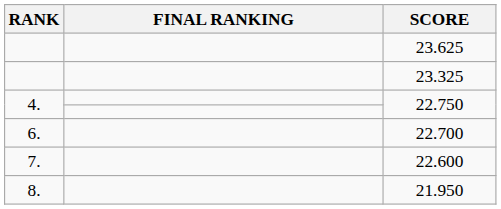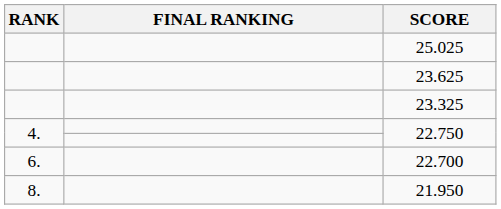+ row: (34, 48)
- row: (34, 161)
